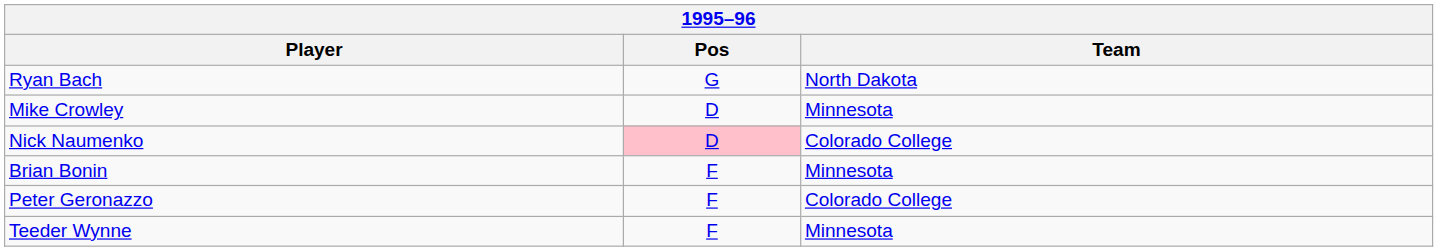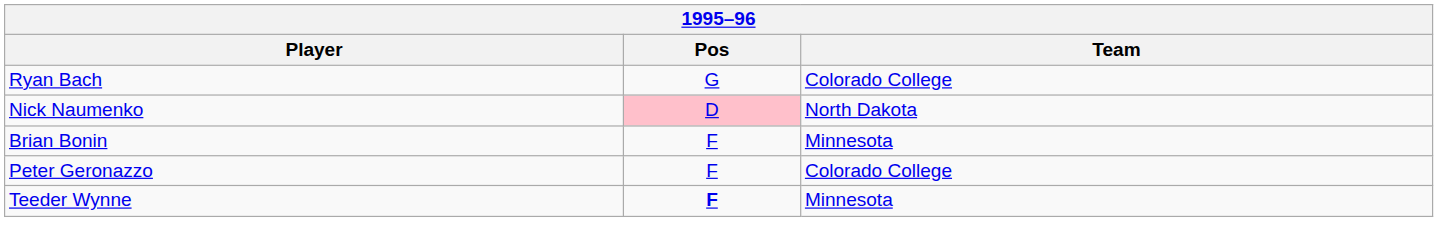(861, 79) North Dakota -> (878, 79) Colorado College
- row: (66, 110)
(878, 140) Colorado College -> (861, 110) North Dakota
(712, 230) normal -> (712, 200) bold
